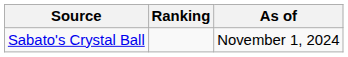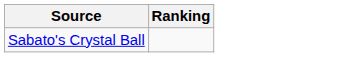- column: (278, 16)
